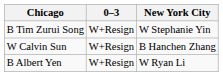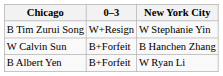(111, 46) W+Resign -> (110, 46) B+Forfeit
(111, 63) W+Resign -> (110, 63) B+Forfeit
